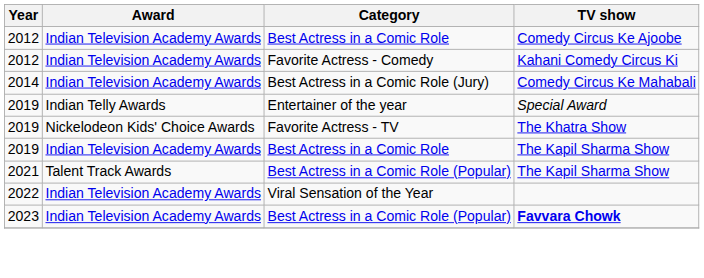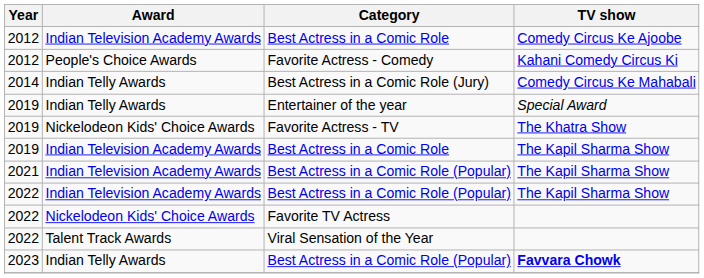(153, 60) Indian Television Academy Awards -> (121, 60) People's Choice Awards
(153, 82) Indian Television Academy Awards -> (106, 82) Indian Telly Awards
(108, 171) Talent Track Awards -> (153, 171) Indian Television Academy Awards
+ row: (23, 194)
+ row: (23, 216)
(153, 194) Indian Television Academy Awards -> (108, 238) Talent Track Awards
(153, 216) Indian Television Academy Awards -> (106, 261) Indian Telly Awards
